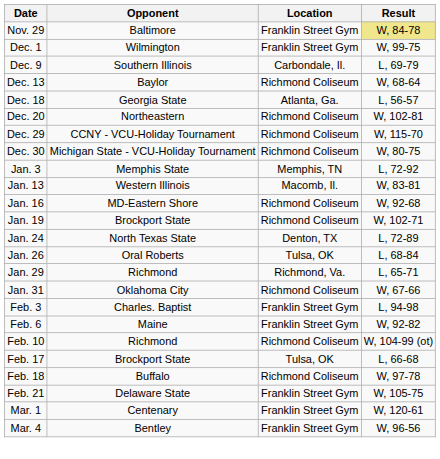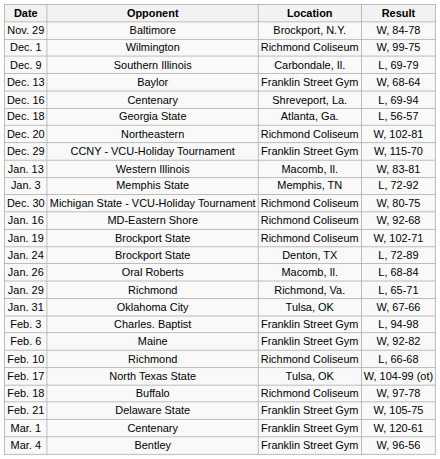(310, 31) Franklin Street Gym -> (310, 31) Brockport, N.Y.
(398, 31) khaki background -> (398, 31) no background
(310, 48) Franklin Street Gym -> (310, 48) Richmond Coliseum
(310, 83) Richmond Coliseum -> (310, 83) Franklin Street Gym
+ row: (26, 100)
(310, 134) Richmond Coliseum -> (310, 152) Franklin Street Gym
rows swapped: (26, 152) <-> (26, 186)
(153, 238) North Texas State -> (153, 255) Brockport State
(310, 255) Tulsa, OK -> (310, 273) Macomb, Il.
(310, 290) Richmond Coliseum -> (310, 307) Tulsa, OK
(398, 342) W, 104-99 (ot) -> (398, 359) L, 66-68
(153, 359) Brockport State -> (153, 377) North Texas State
(398, 359) L, 66-68 -> (398, 377) W, 104-99 (ot)
